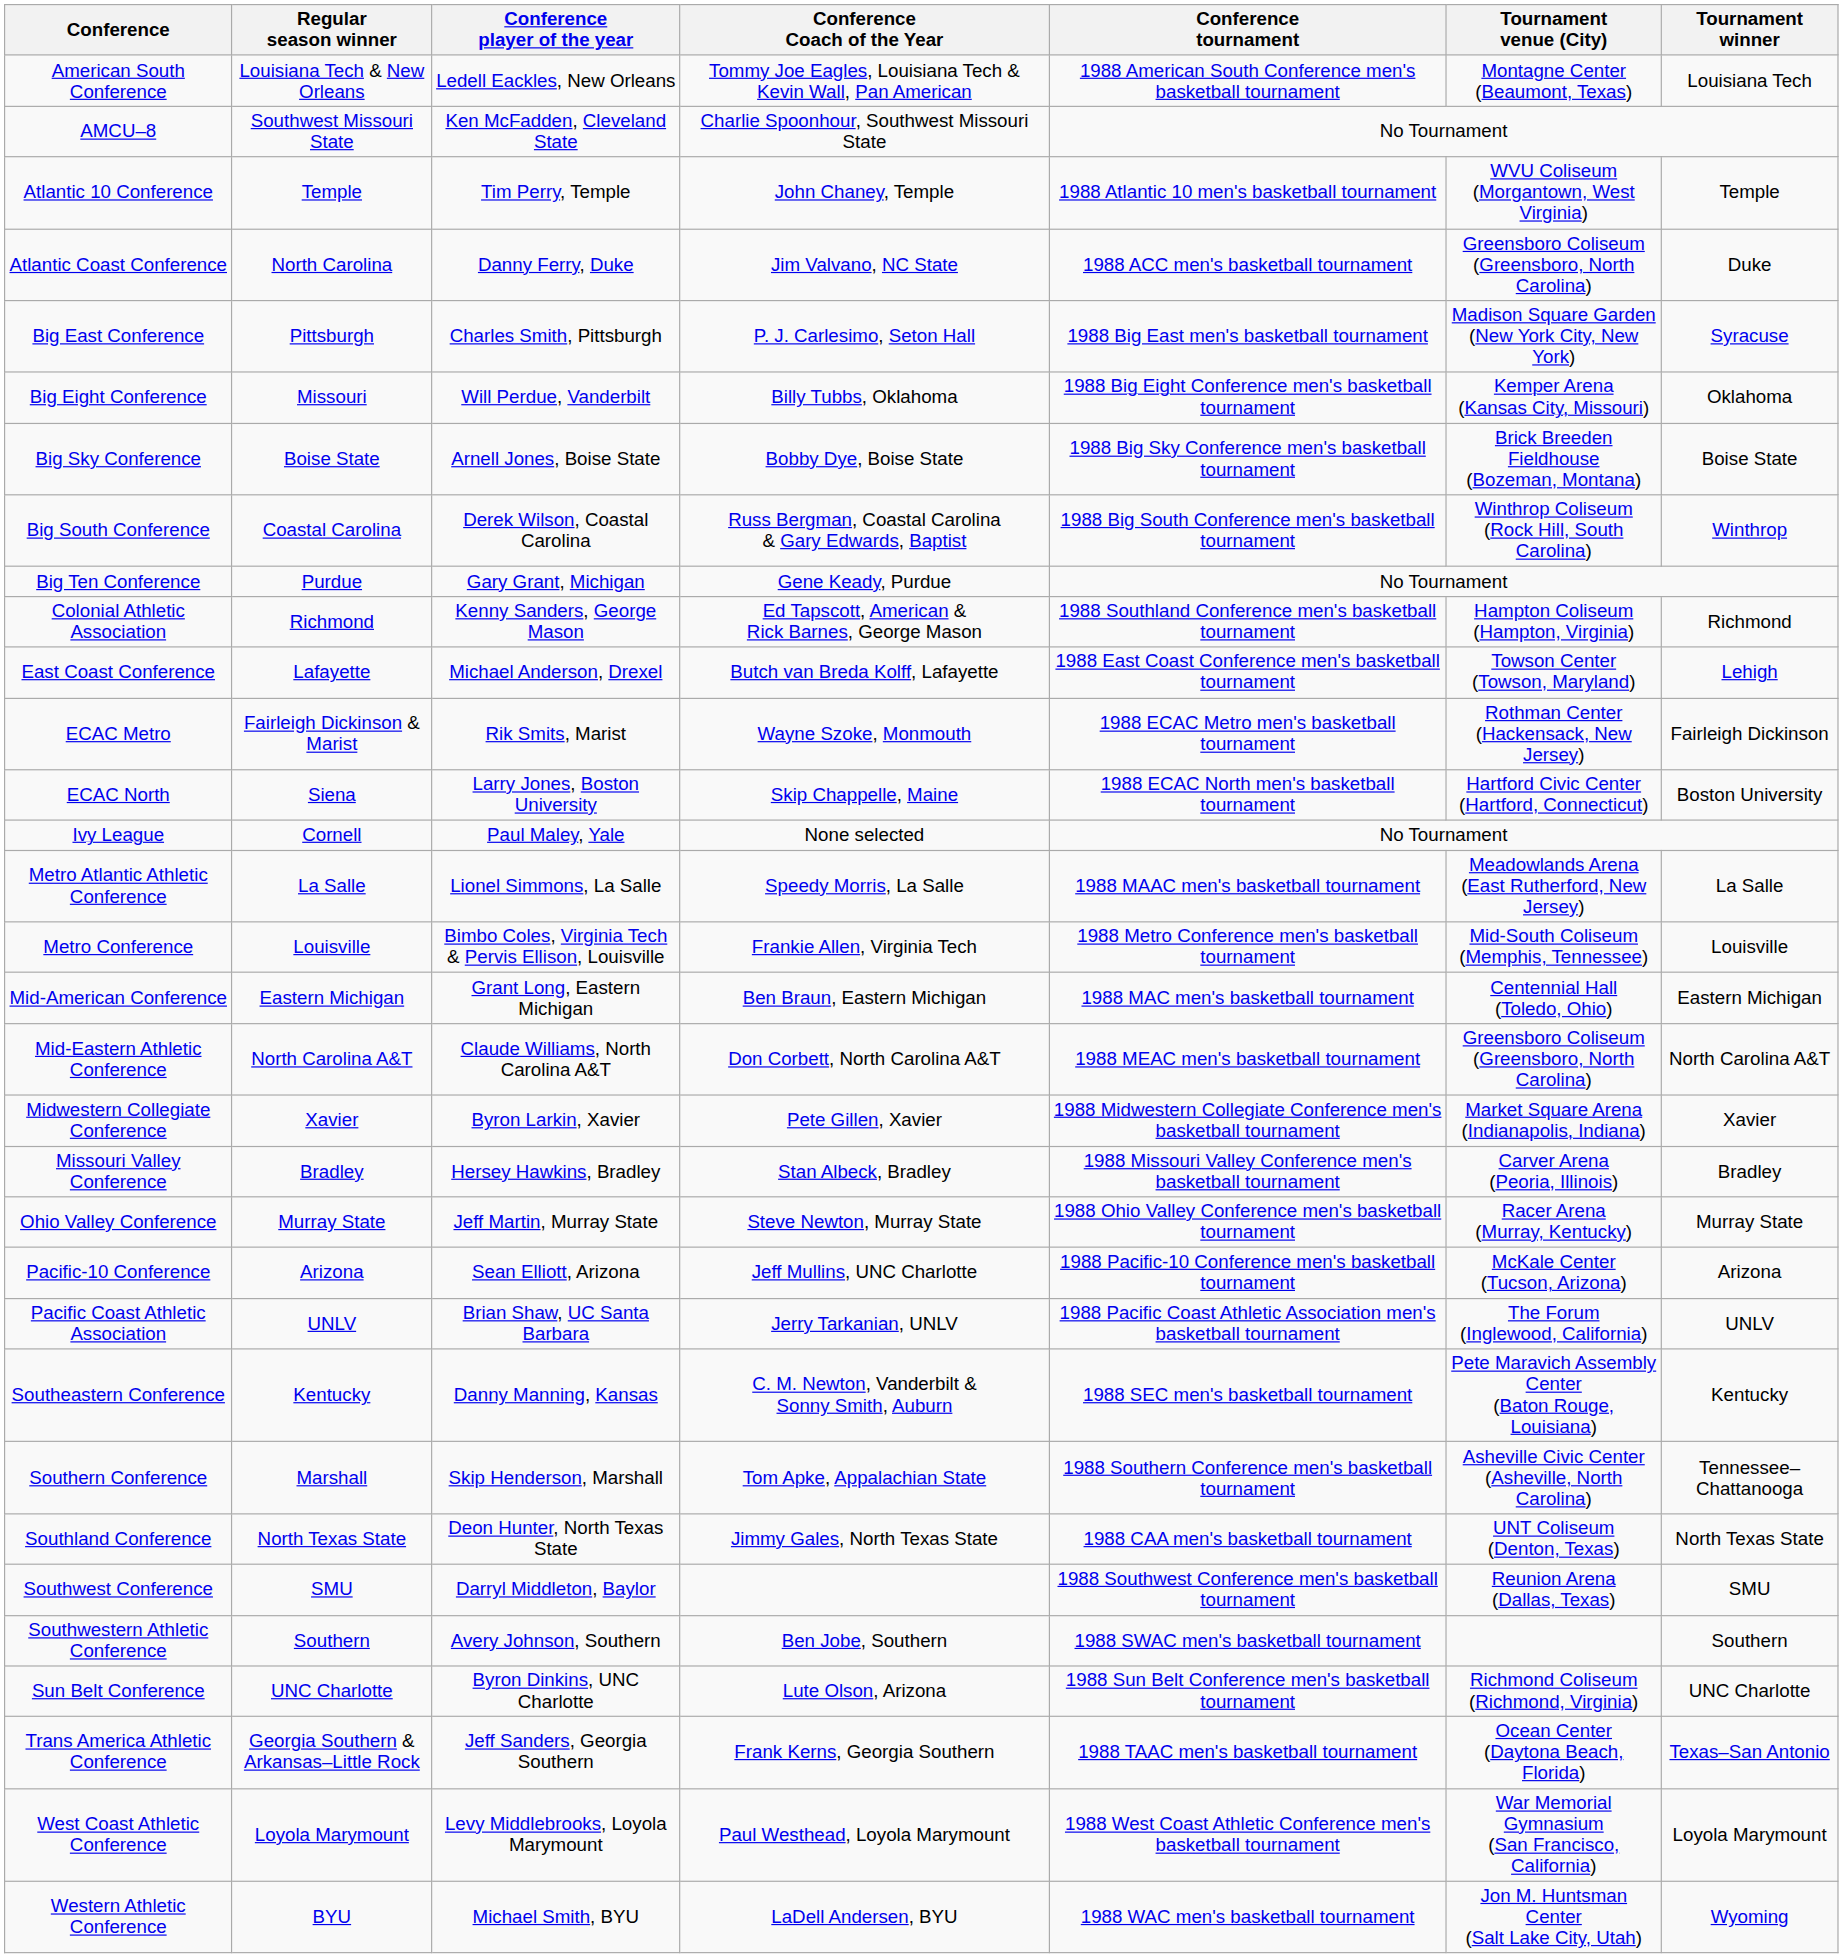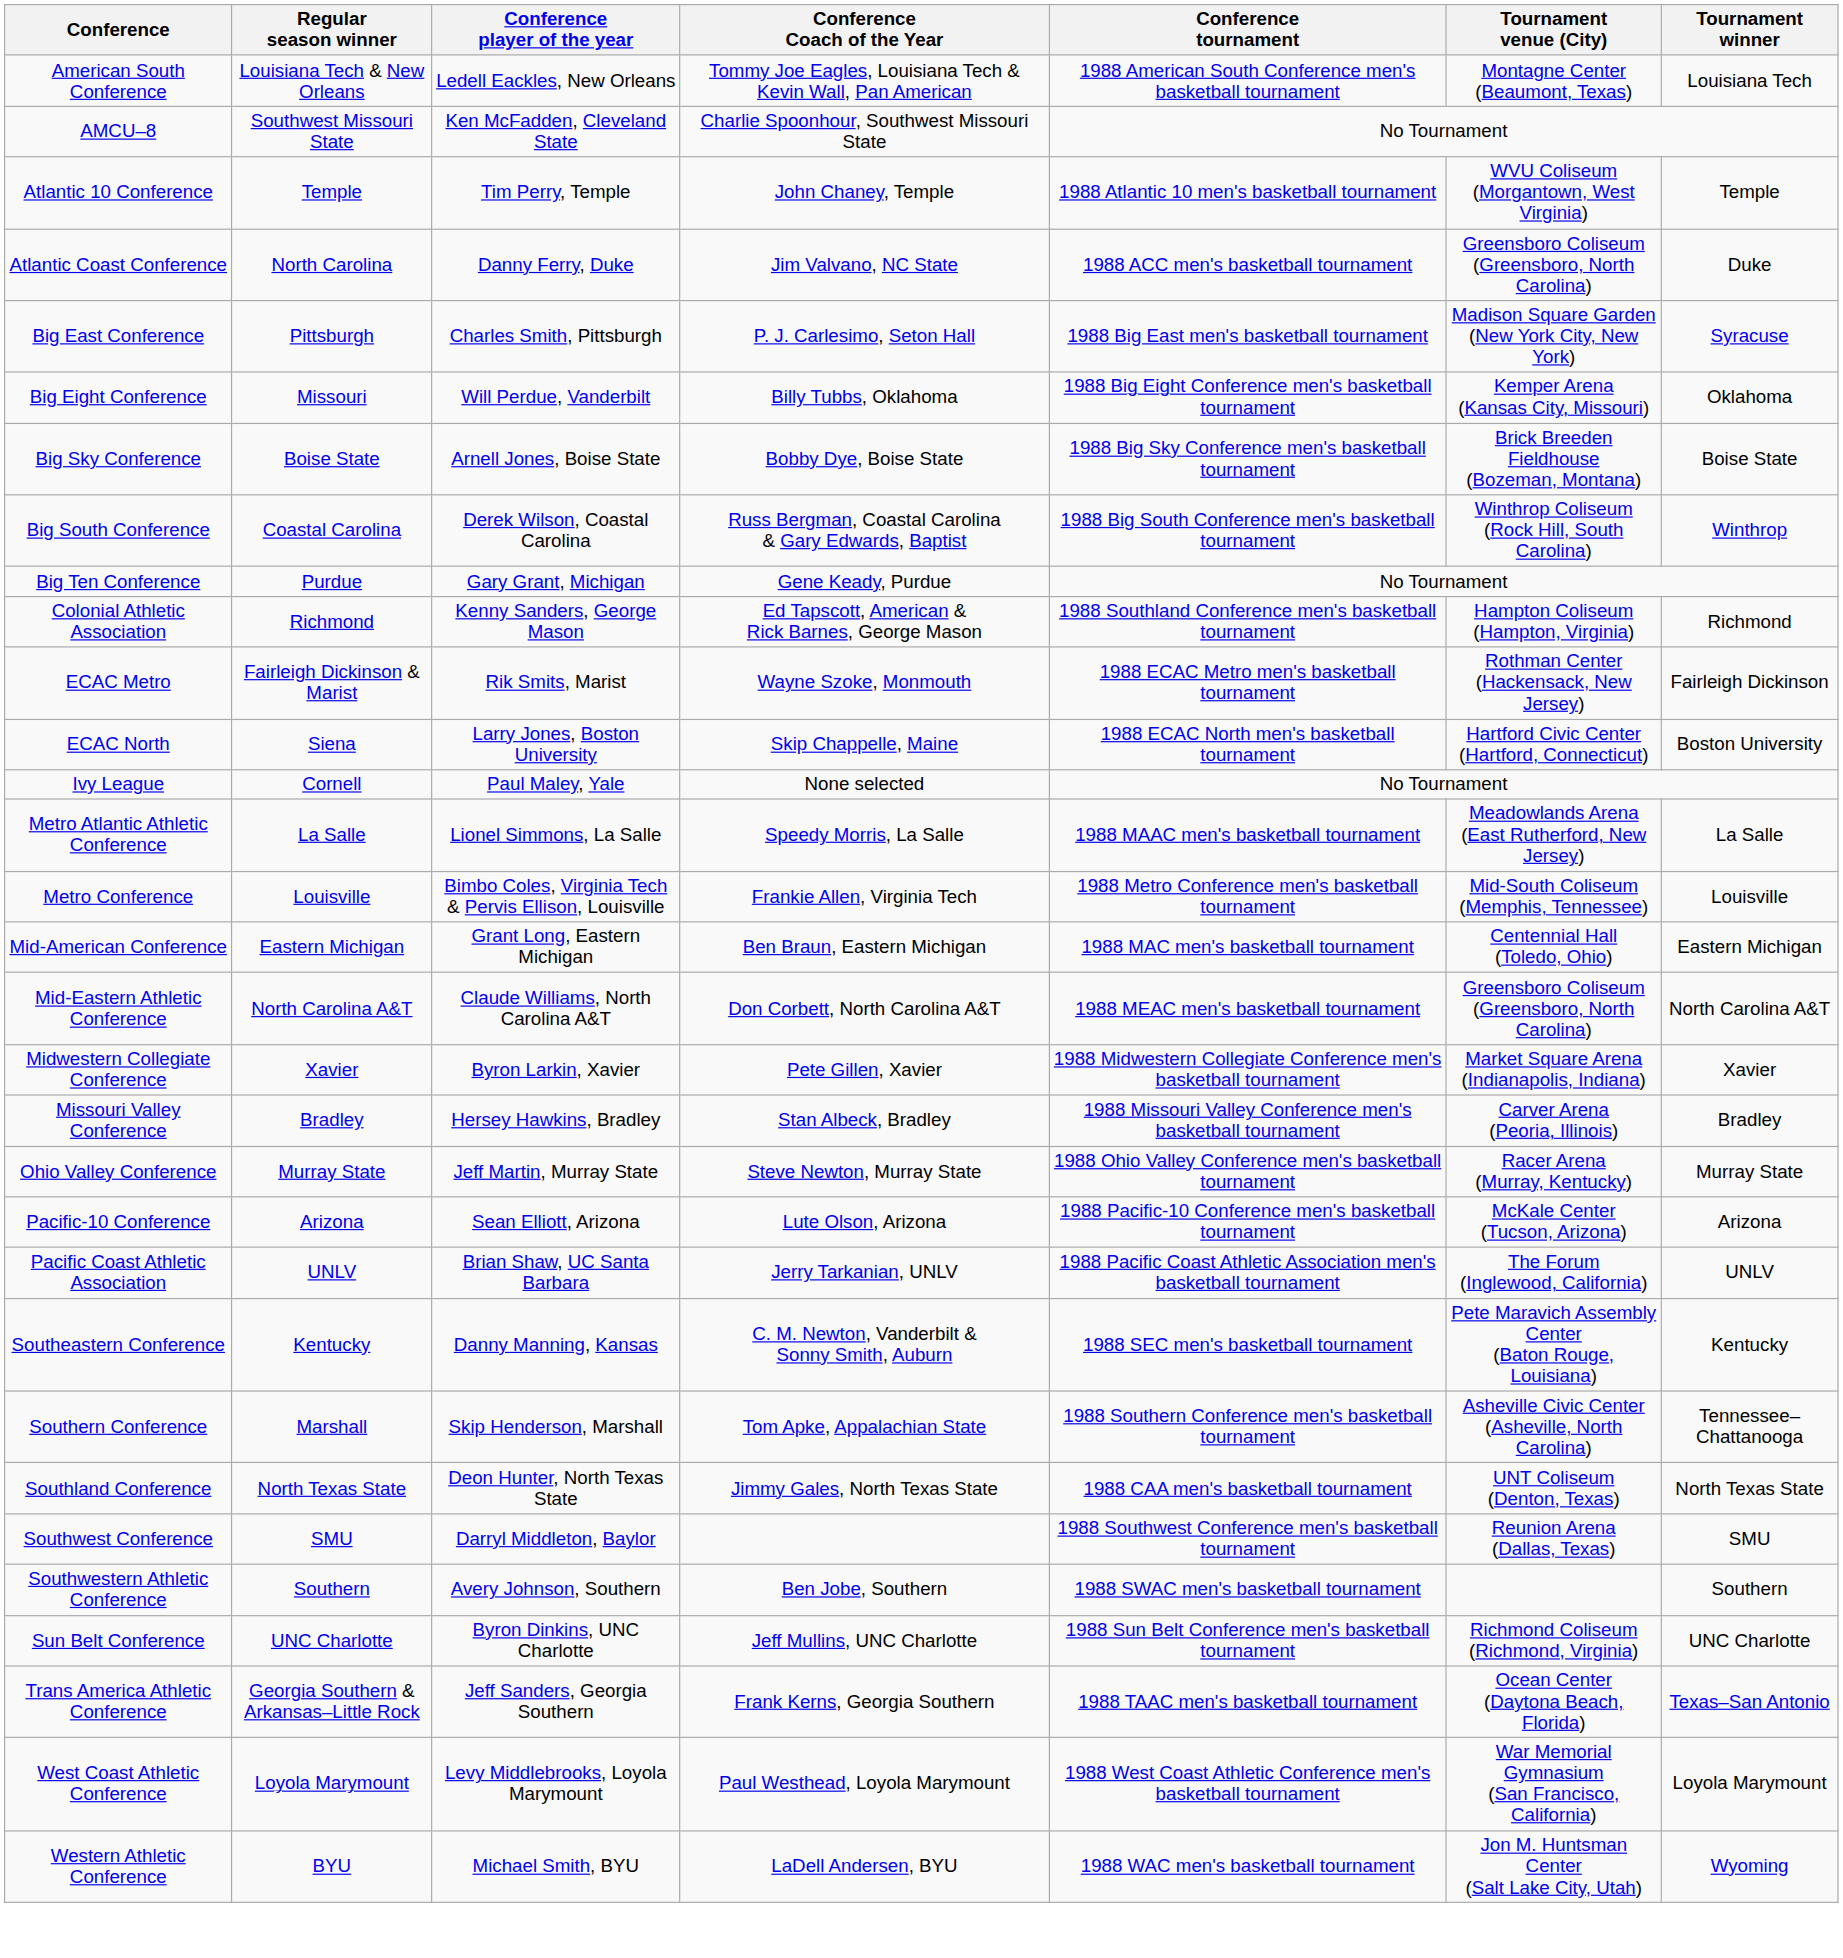- row: (118, 672)
(864, 1272) Jeff Mullins, UNC Charlotte -> (864, 1221) Lute Olson, Arizona
(864, 1691) Lute Olson, Arizona -> (864, 1640) Jeff Mullins, UNC Charlotte
